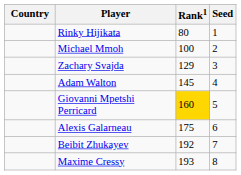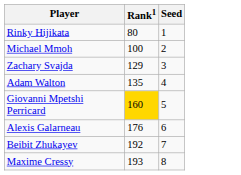- column: (30, 14)
(186, 82) 145 -> (135, 82) 135
(186, 128) 175 -> (135, 128) 176
